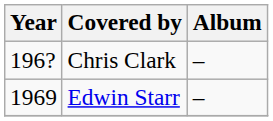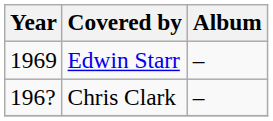rows swapped: (124, 97) <-> (122, 60)
